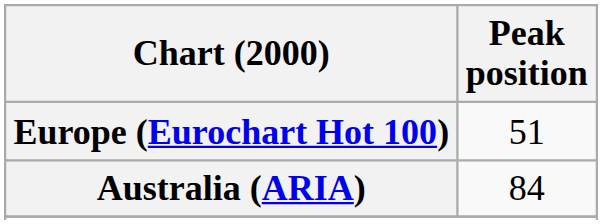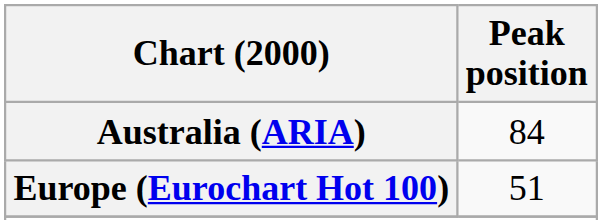rows swapped: (231, 187) <-> (231, 130)
